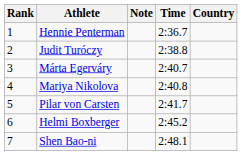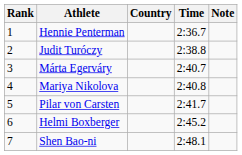columns swapped: (214, 13) <-> (141, 13)
